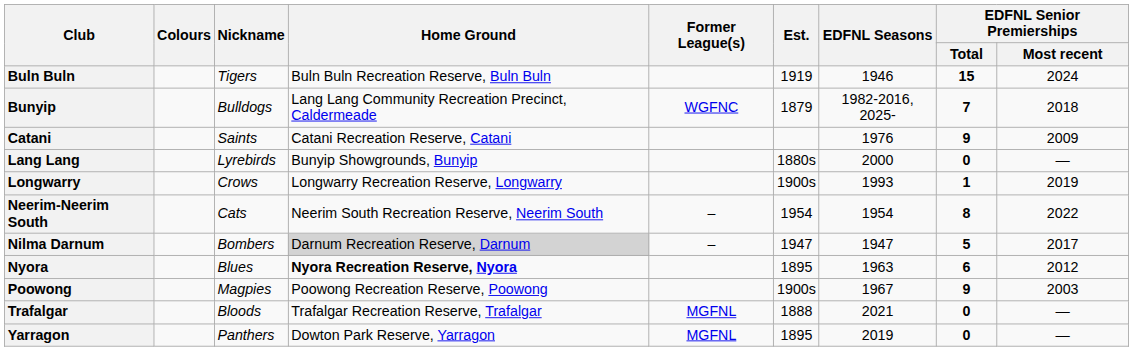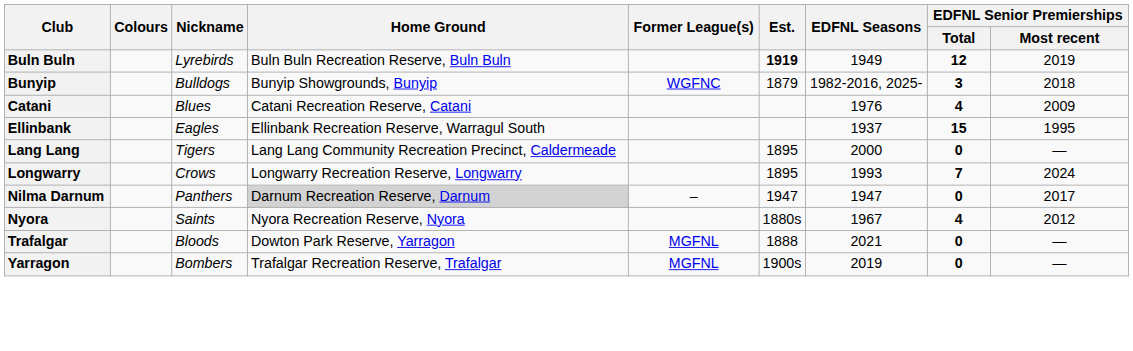(237, 76) Tigers -> (204, 60) Lyrebirds
(796, 76) normal -> (782, 60) bold
(878, 76) 1946 -> (866, 60) 1949
(966, 76) 15 -> (959, 60) 12
(1063, 76) 2024 -> (1059, 60) 2019
(429, 107) Lang Lang Community Recreation Precinct, Caldermeade -> (344, 83) Bunyip Showgrounds, Bunyip
(966, 107) 7 -> (959, 83) 3
(237, 138) Saints -> (193, 106) Blues
(966, 138) 9 -> (959, 106) 4
+ row: (39, 128)
(247, 160) Lyrebirds -> (195, 151) Tigers
(384, 160) Bunyip Showgrounds, Bunyip -> (433, 151) Lang Lang Community Recreation Precinct, Caldermeade
(796, 160) 1880s -> (782, 151) 1895
(796, 183) 1900s -> (782, 173) 1895
(966, 183) 1 -> (959, 173) 7
(1063, 183) 2019 -> (1059, 173) 2024
- row: (58, 213)
(246, 244) Bombers -> (204, 196) Panthers
(966, 244) 5 -> (959, 196) 0
(235, 267) Blues -> (195, 219) Saints
(404, 267) bold -> (358, 219) normal
(796, 267) 1895 -> (782, 219) 1880s
(878, 267) 1963 -> (866, 219) 1967
(966, 267) 6 -> (959, 219) 4
- row: (40, 289)
(416, 312) Trafalgar Recreation Reserve, Trafalgar -> (353, 241) Dowton Park Reserve, Yarragon
(246, 334) Panthers -> (204, 264) Bombers
(393, 334) Dowton Park Reserve, Yarragon -> (376, 264) Trafalgar Recreation Reserve, Trafalgar
(796, 334) 1895 -> (782, 264) 1900s
